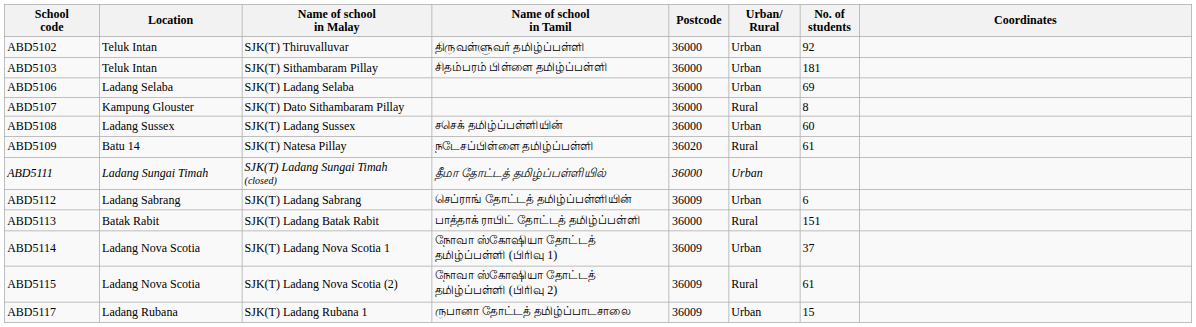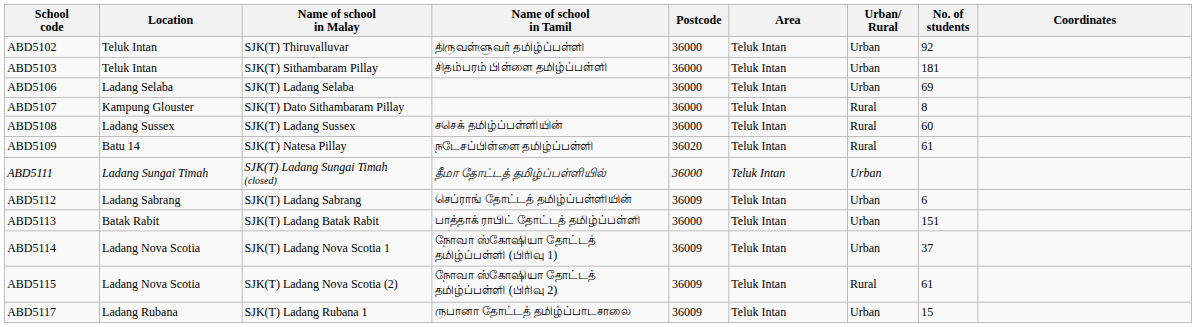+ column: (788, 20)
(746, 126) Urban -> (863, 126) Rural
(745, 220) Rural -> (865, 220) Urban
